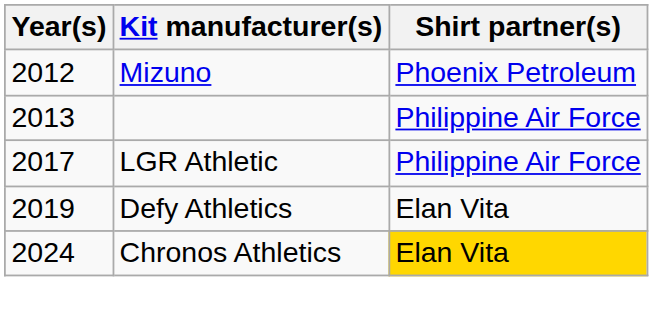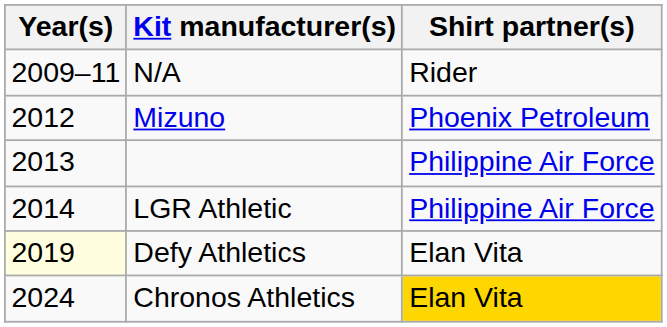+ row: (157, 72)
(43, 162) 2017 -> (43, 207) 2014
(43, 207) no background -> (43, 252) lightyellow background
